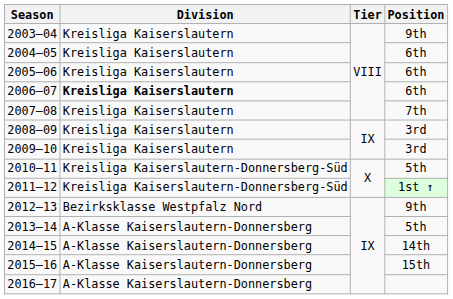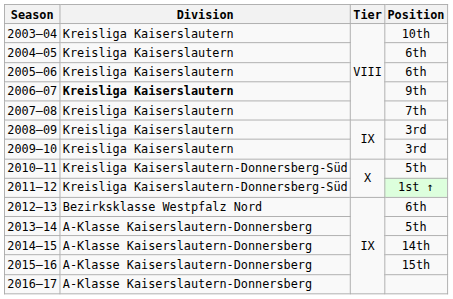(416, 33) 9th -> (416, 33) 10th
(416, 91) 6th -> (416, 91) 9th
(416, 207) 9th -> (416, 207) 6th
